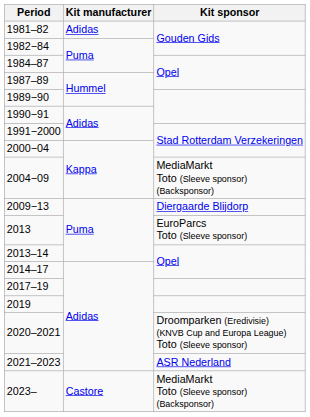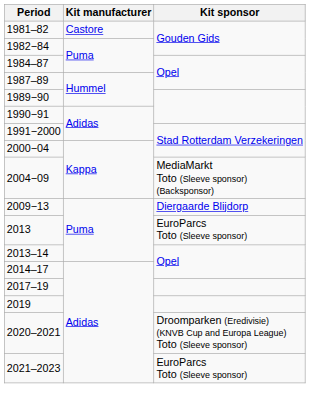(82, 30) Adidas -> (84, 30) Castore
(194, 362) ASR Nederland -> (202, 368) EuroParcs Toto (Sleeve sponsor)
- row: (22, 391)
